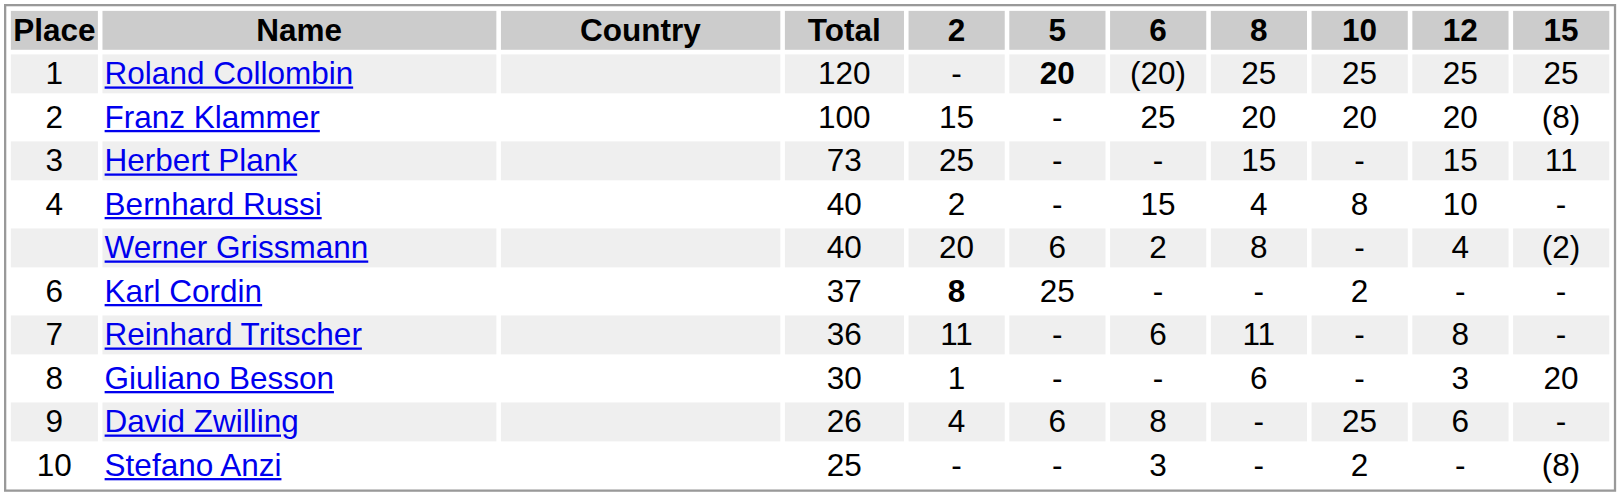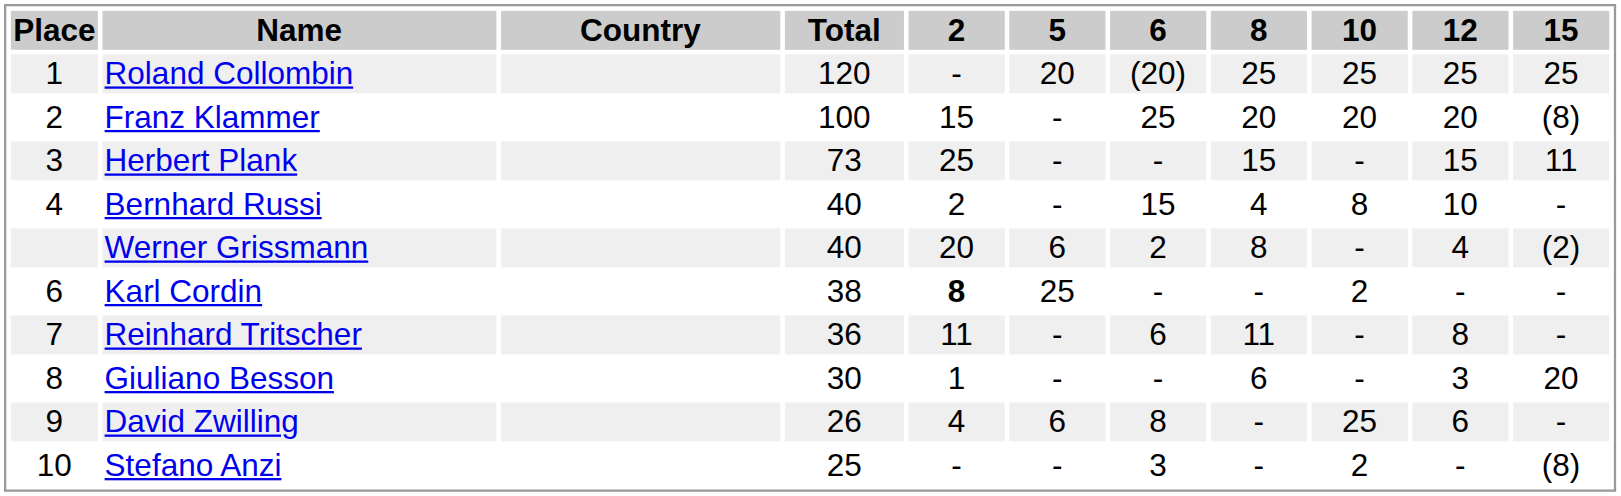(1057, 74) bold -> (1057, 74) normal
(844, 291) 37 -> (844, 291) 38
